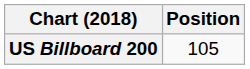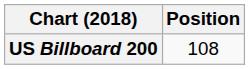(203, 49) 105 -> (203, 49) 108
